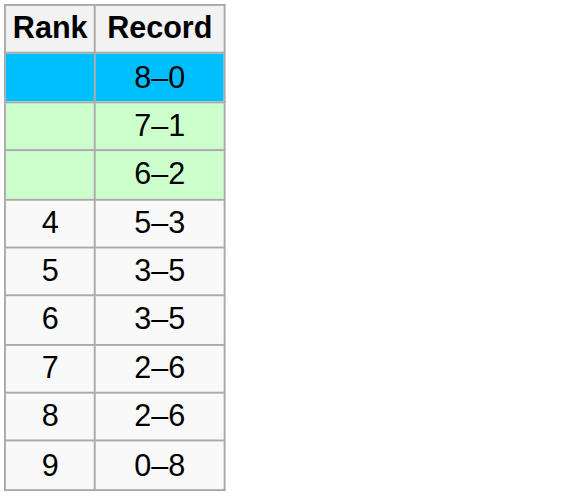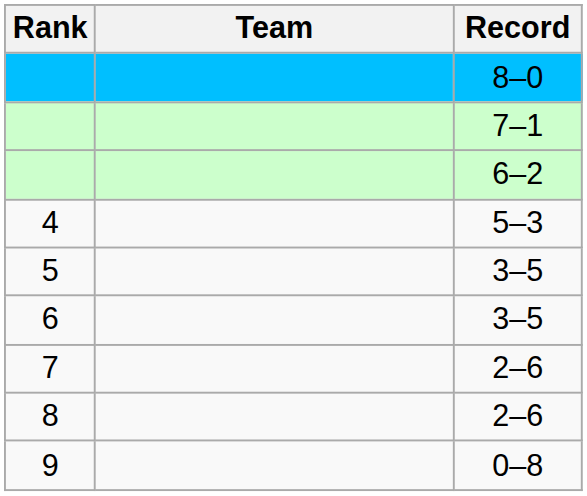+ column: (274, 28)
